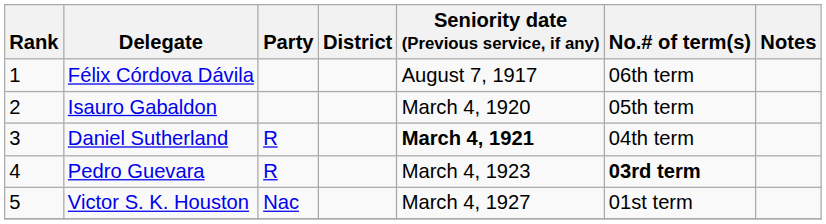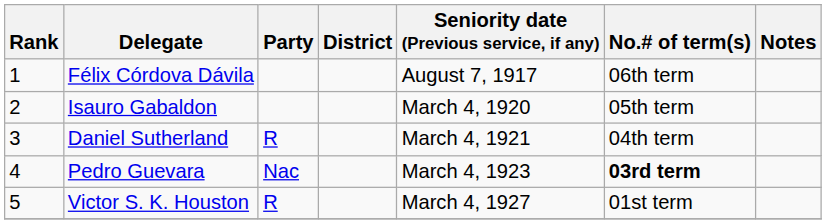(468, 139) bold -> (466, 139) normal
(270, 171) R -> (281, 171) Nac
(281, 203) Nac -> (270, 203) R
